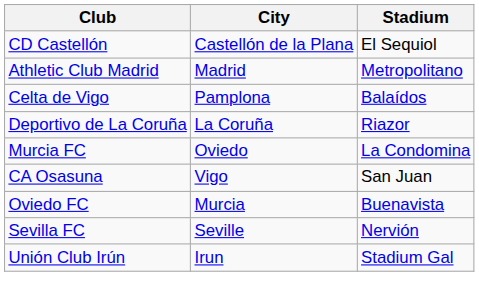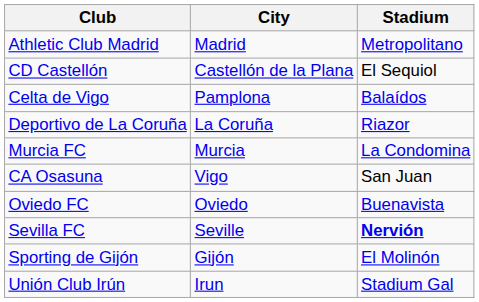rows swapped: (84, 71) <-> (58, 44)
(221, 151) Oviedo -> (220, 151) Murcia
(220, 204) Murcia -> (221, 204) Oviedo
(390, 230) normal -> (392, 230) bold
+ row: (73, 257)
